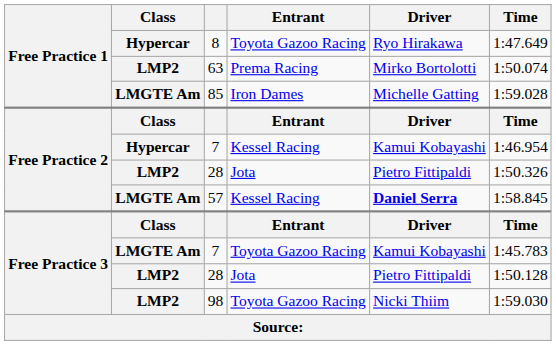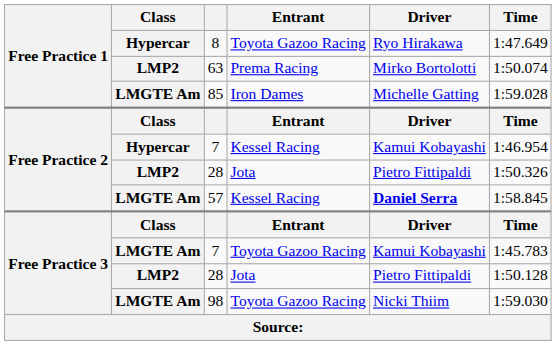(158, 302) LMP2 -> (158, 302) LMGTE Am
